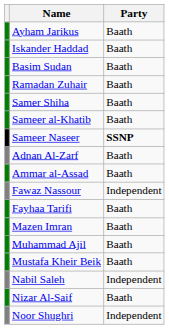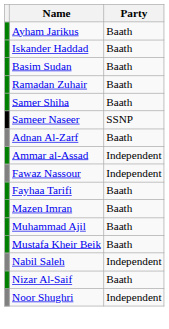- row: (51, 119)
(120, 137) bold -> (120, 119) normal
(119, 173) Baath -> (134, 155) Independent
